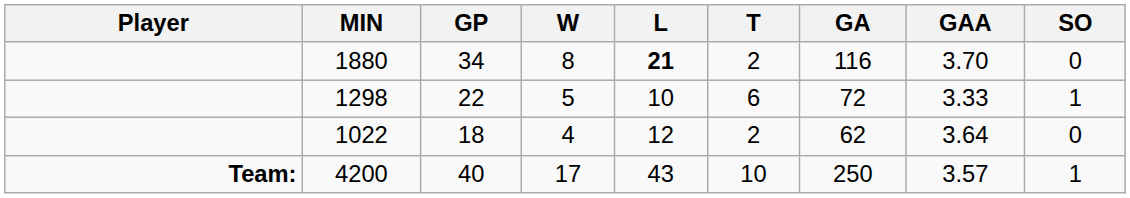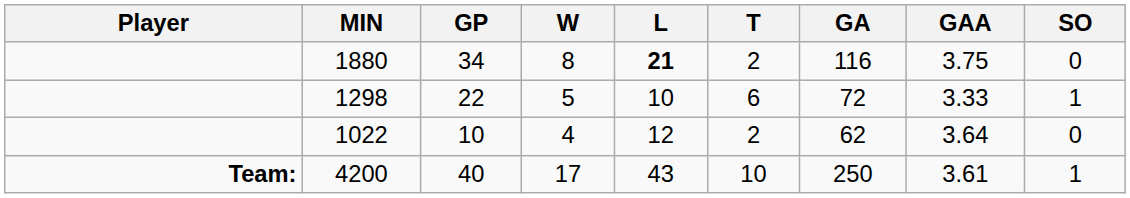(965, 60) 3.70 -> (965, 60) 3.75
(471, 135) 18 -> (471, 135) 10
(965, 173) 3.57 -> (965, 173) 3.61
